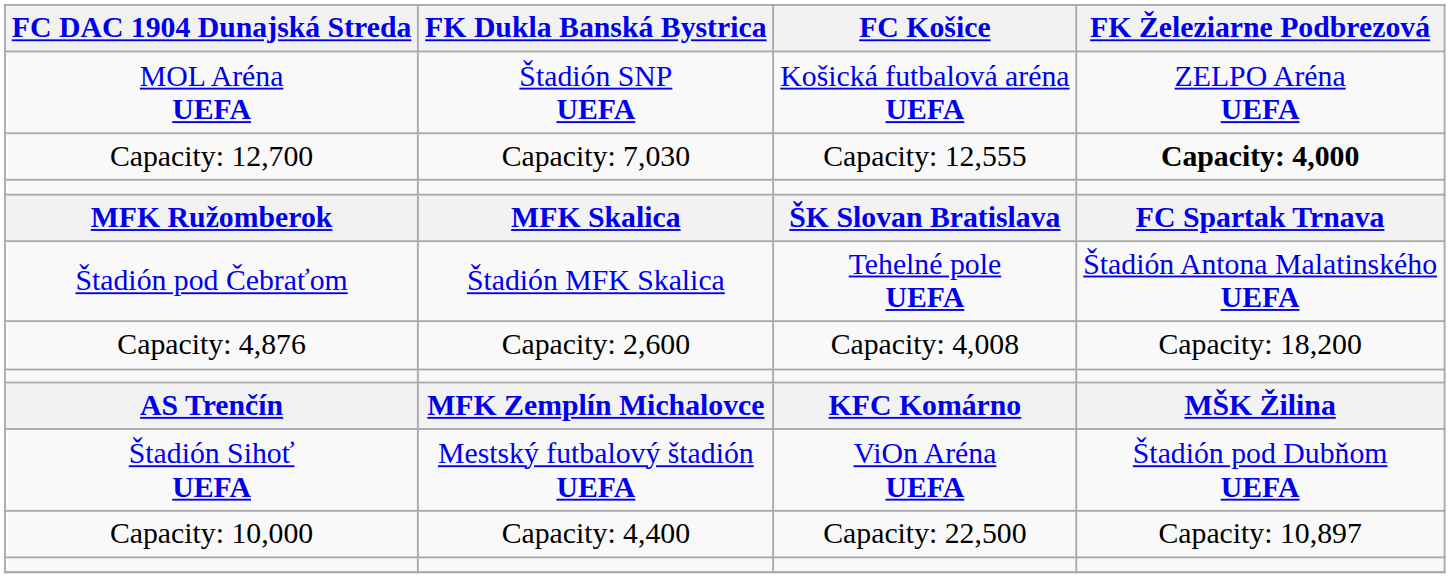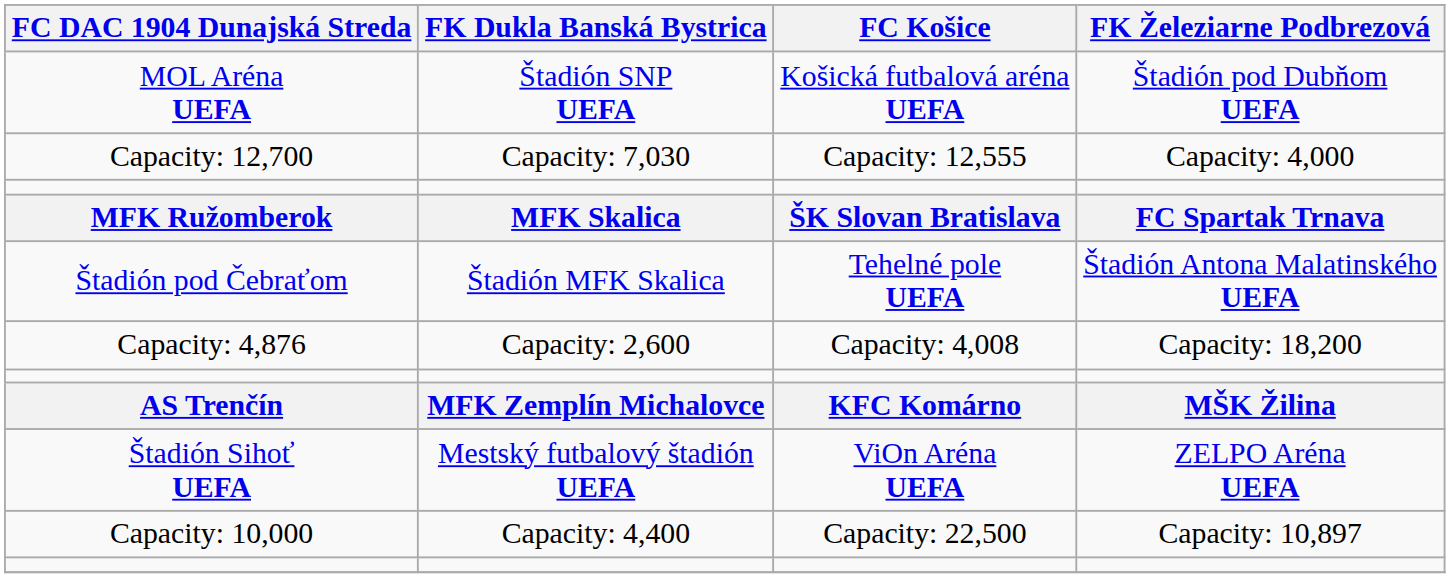(1260, 92) ZELPO Aréna UEFA -> (1260, 92) Štadión pod Dubňom UEFA
(1260, 155) bold -> (1260, 155) normal
(1260, 469) Štadión pod Dubňom UEFA -> (1260, 469) ZELPO Aréna UEFA
